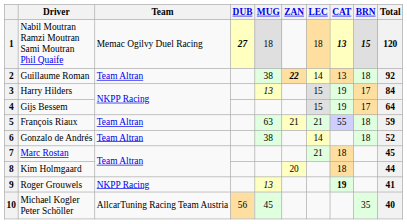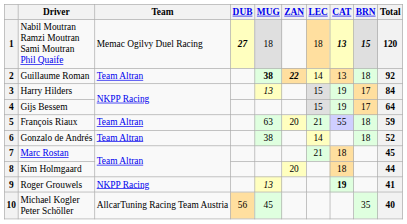(268, 75) normal -> (268, 75) bold
(294, 122) 21 -> (294, 122) 20
